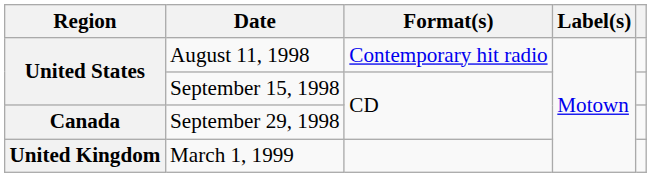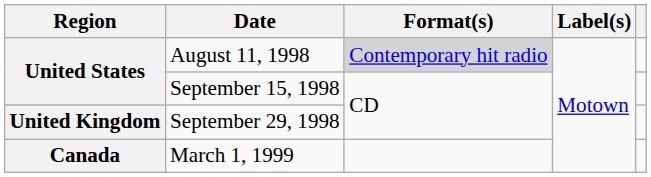(448, 54) no background -> (448, 54) lightgrey background
(85, 121) Canada -> (85, 121) United Kingdom
(85, 155) United Kingdom -> (85, 155) Canada
